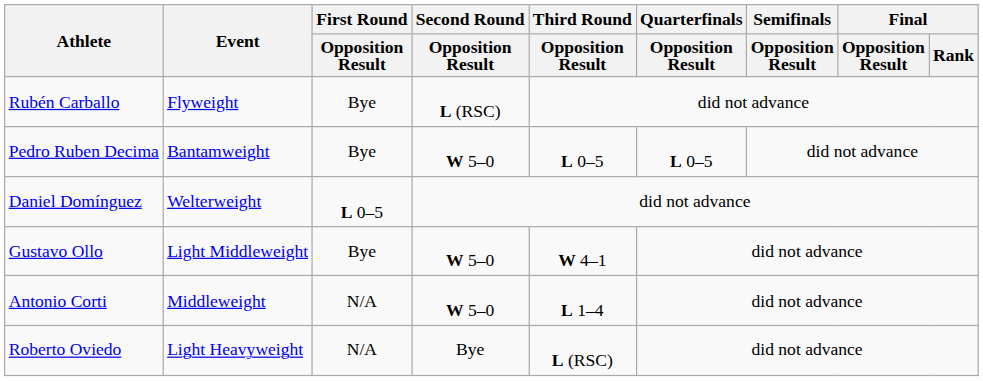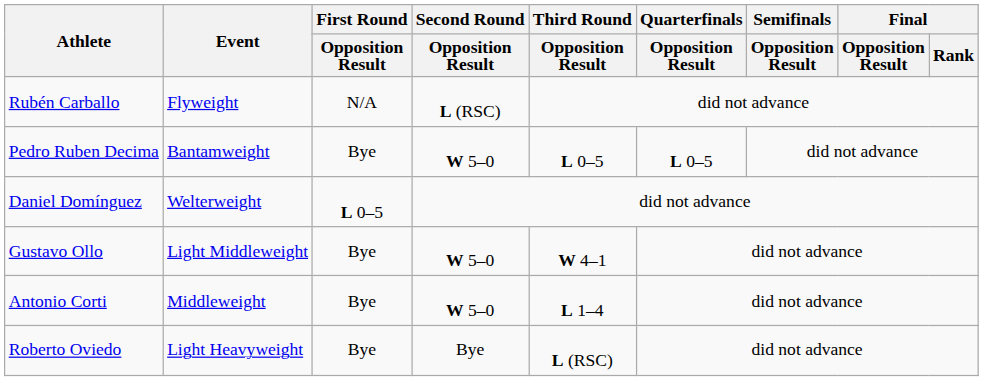(362, 102) Bye -> (362, 102) N/A
(362, 300) N/A -> (362, 300) Bye
(362, 350) N/A -> (362, 350) Bye
